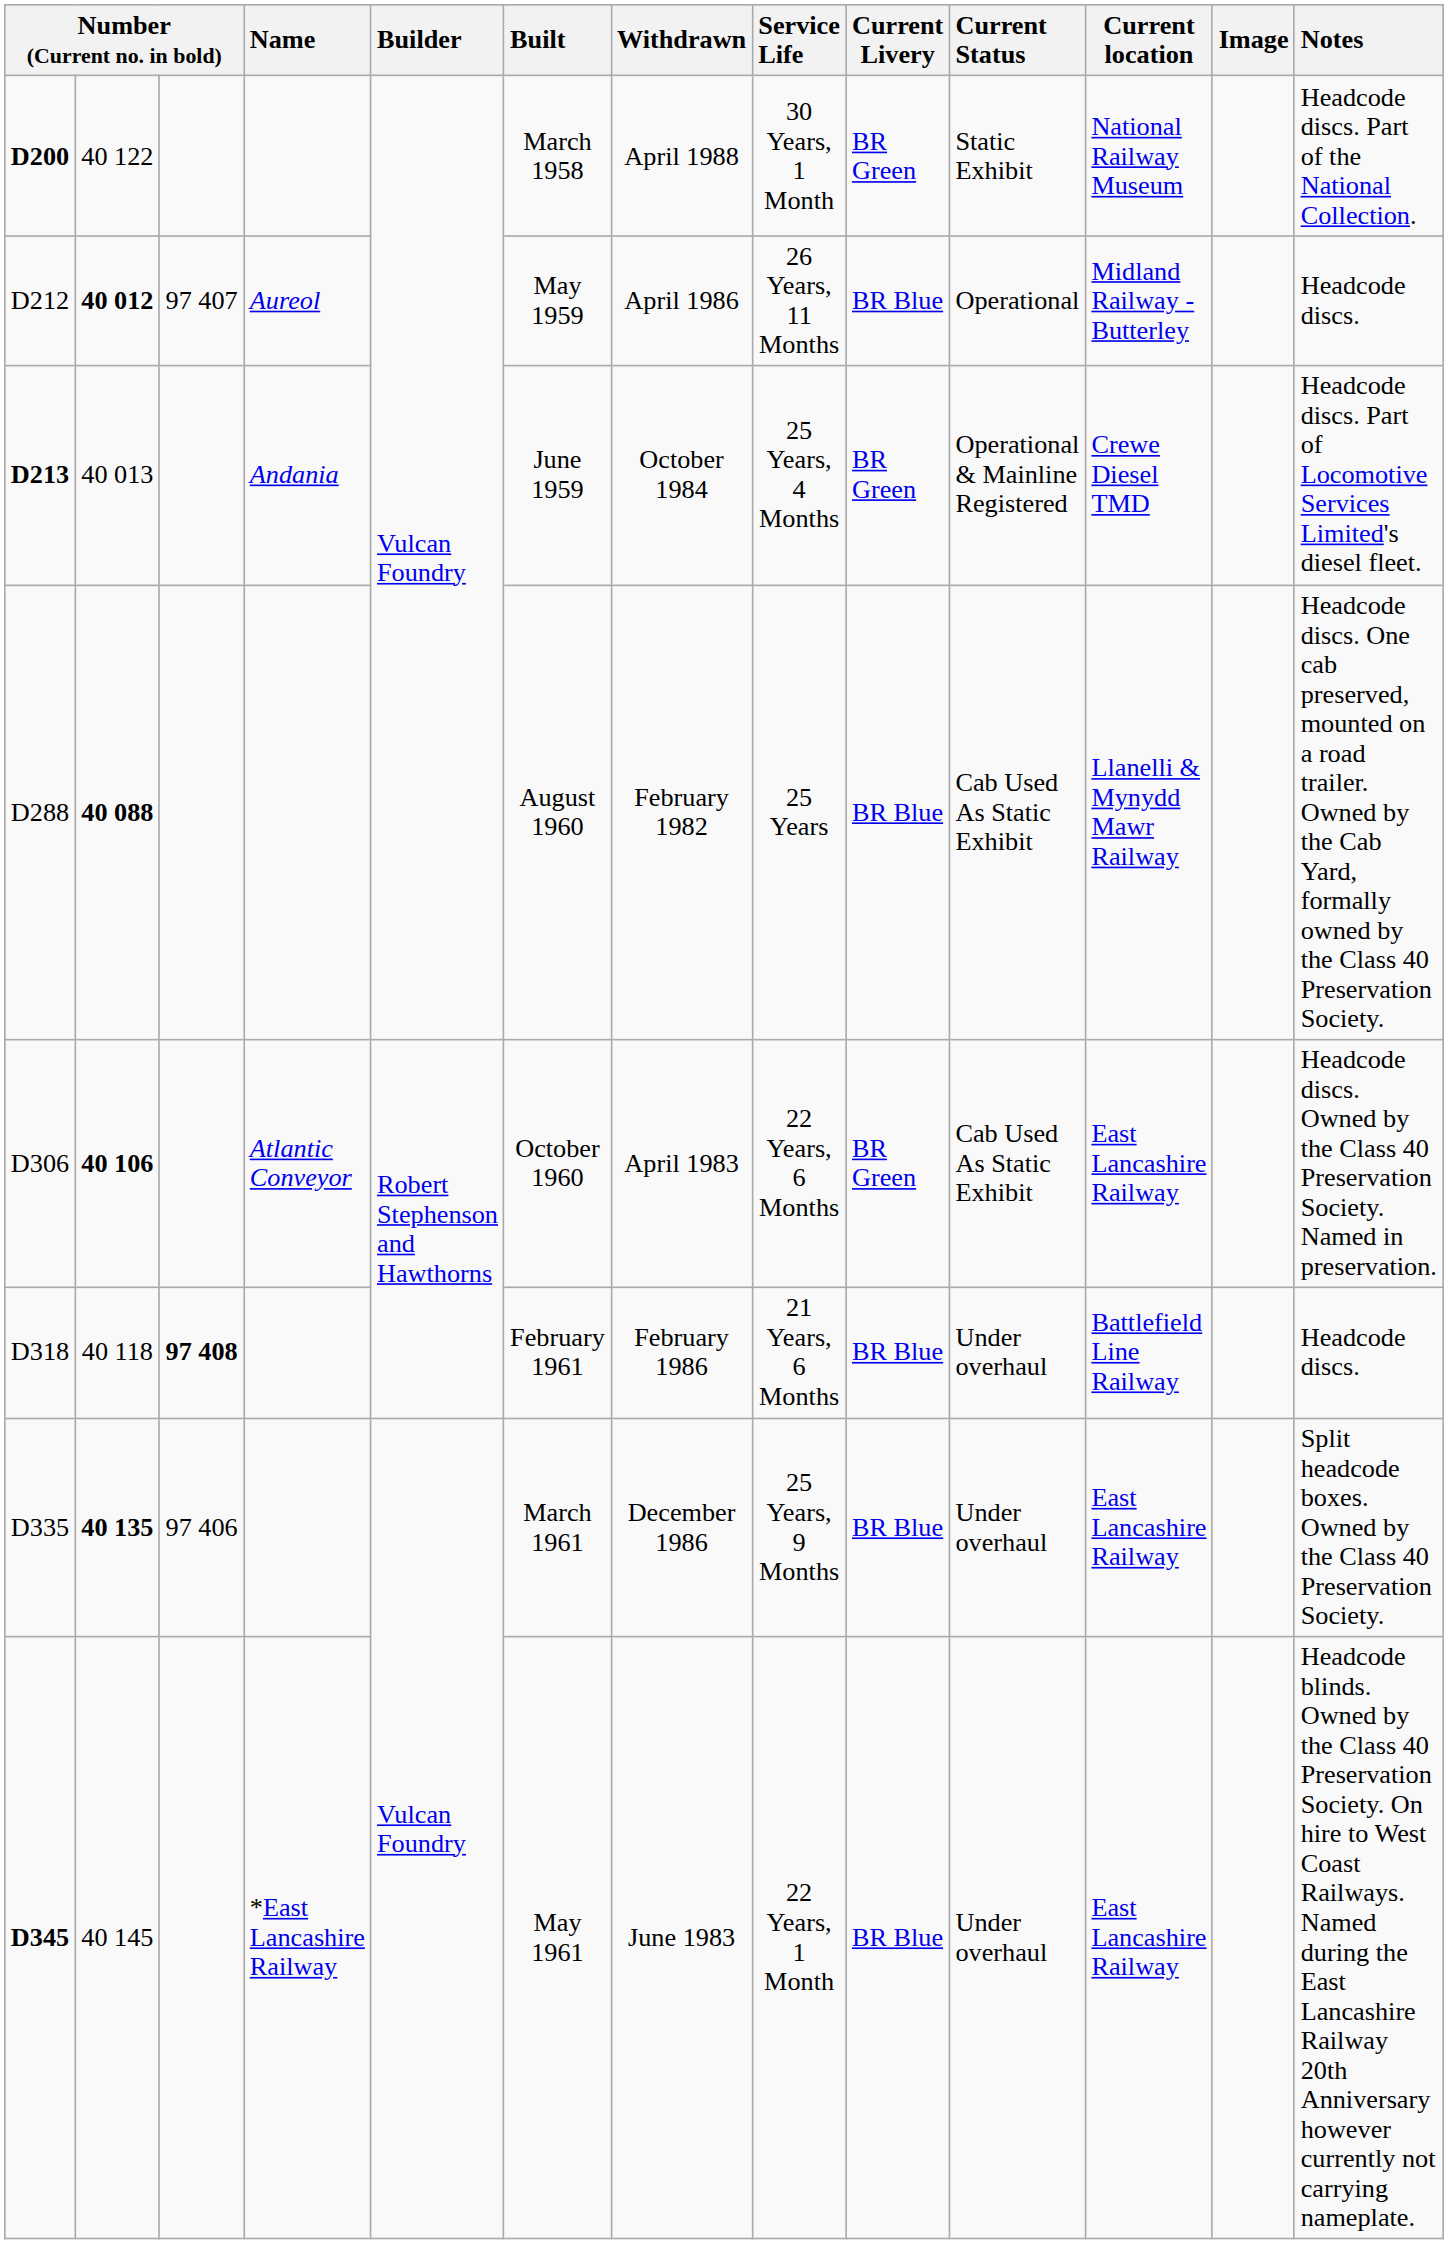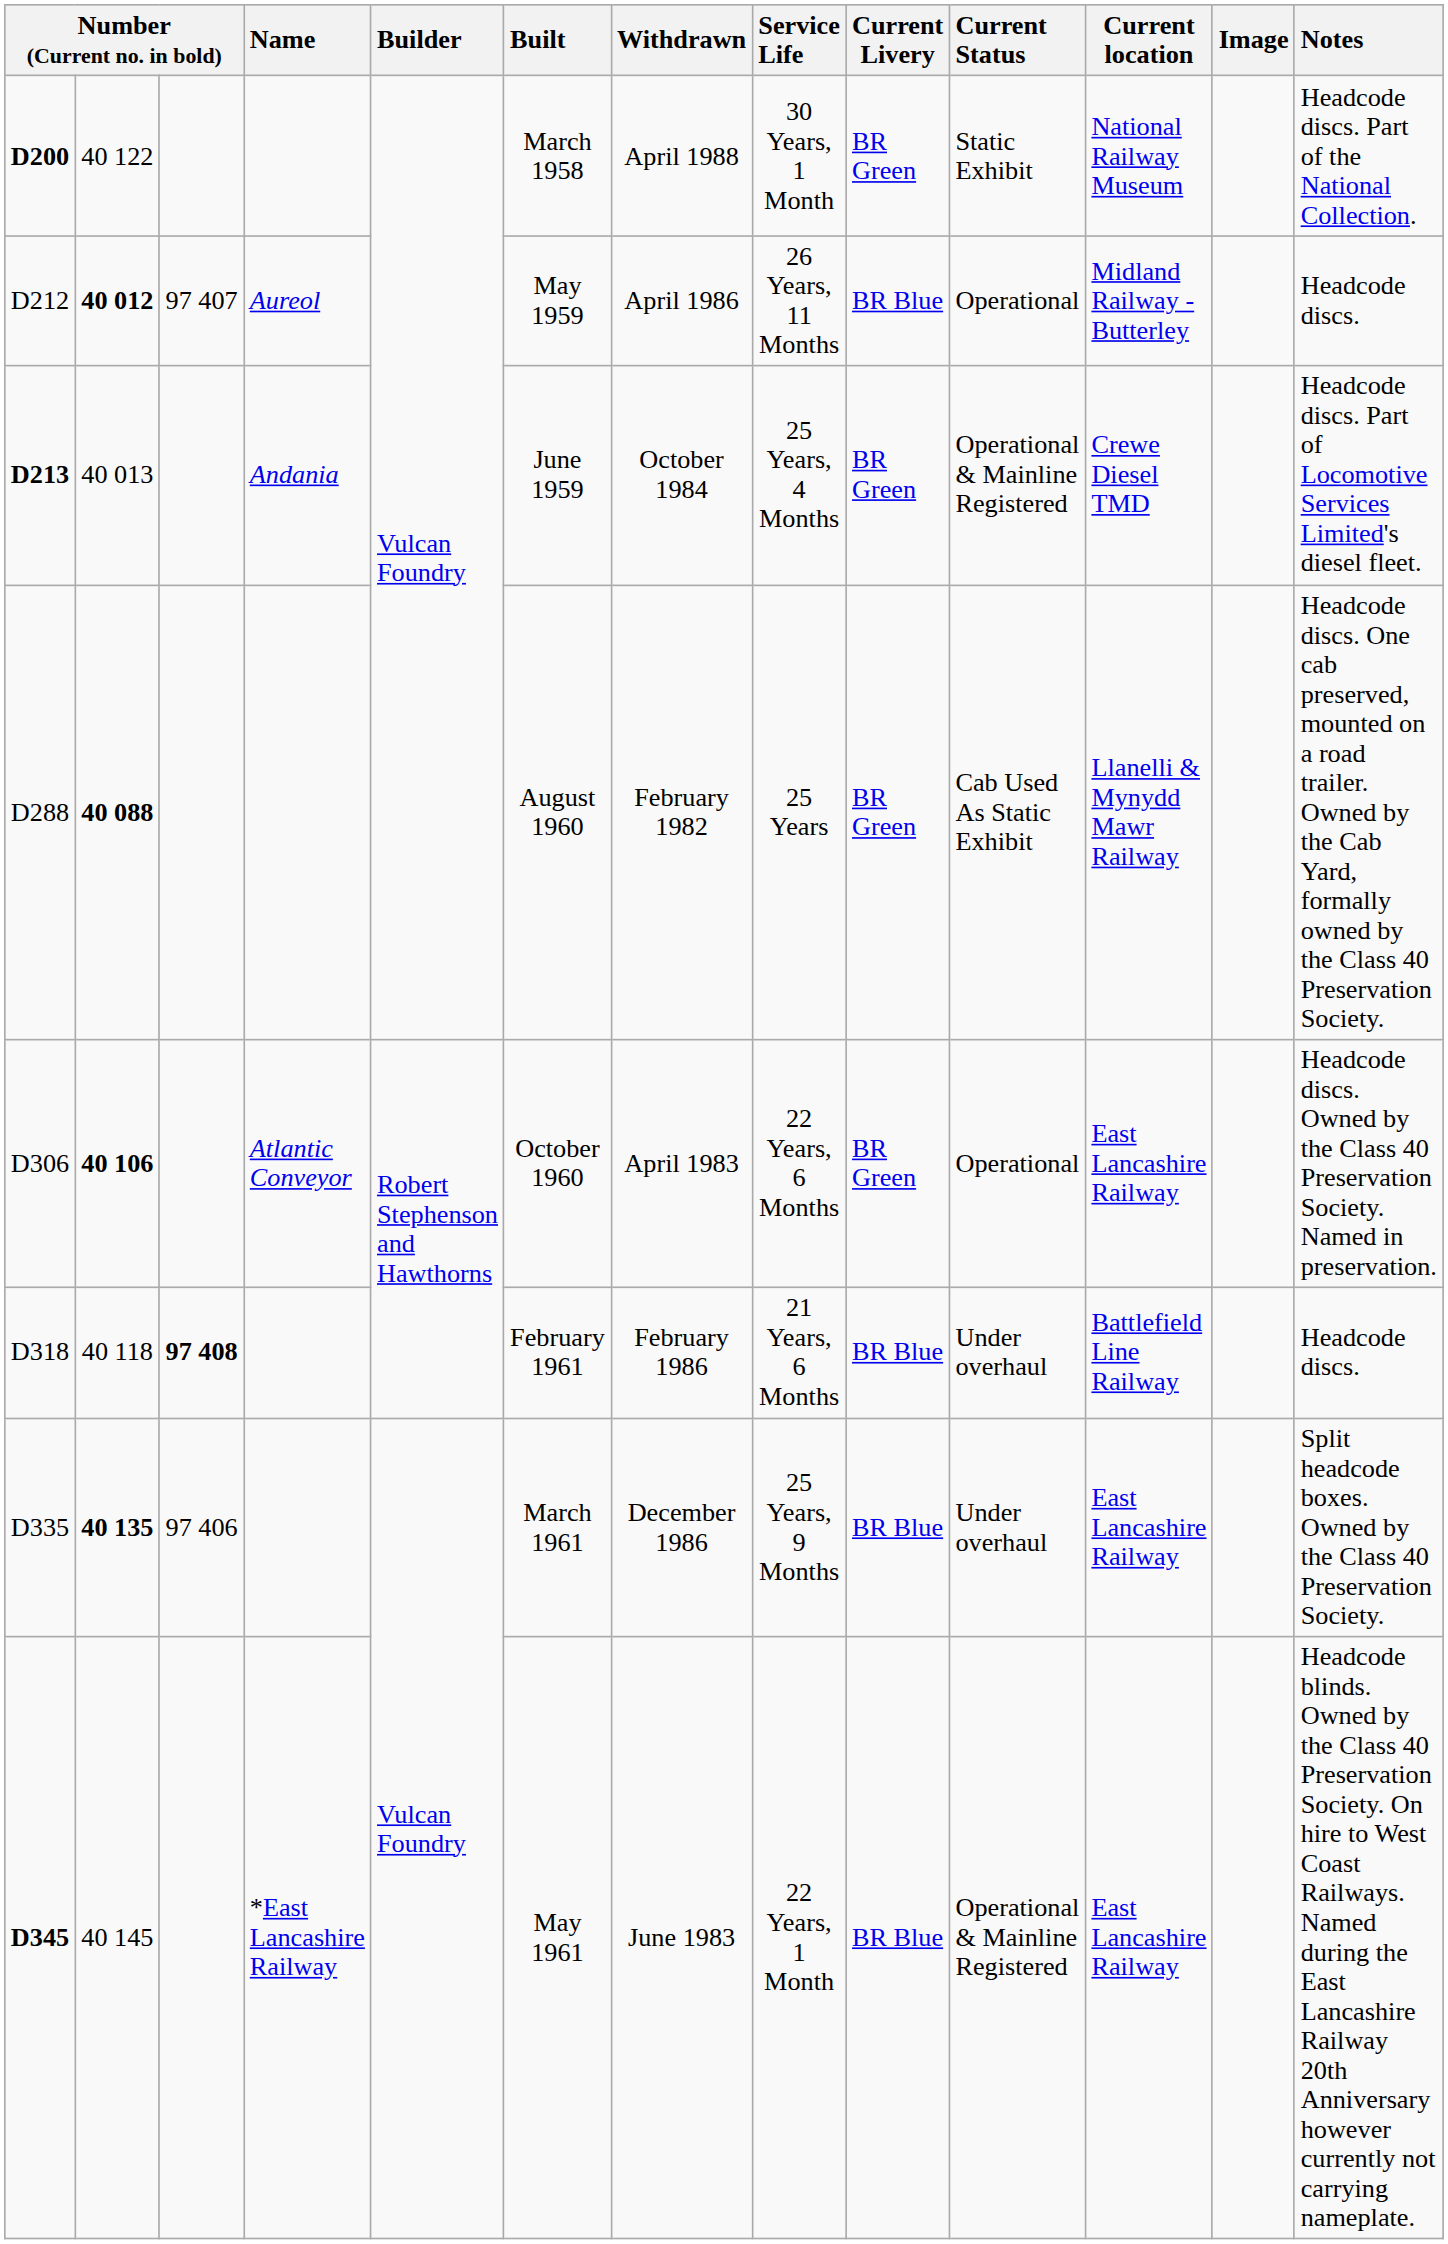(898, 811) BR Blue -> (884, 811) BR Green
(1007, 1163) Cab Used As Static Exhibit -> (1017, 1163) Operational
(1001, 1937) Under overhaul -> (1017, 1937) Operational & Mainline Registered
